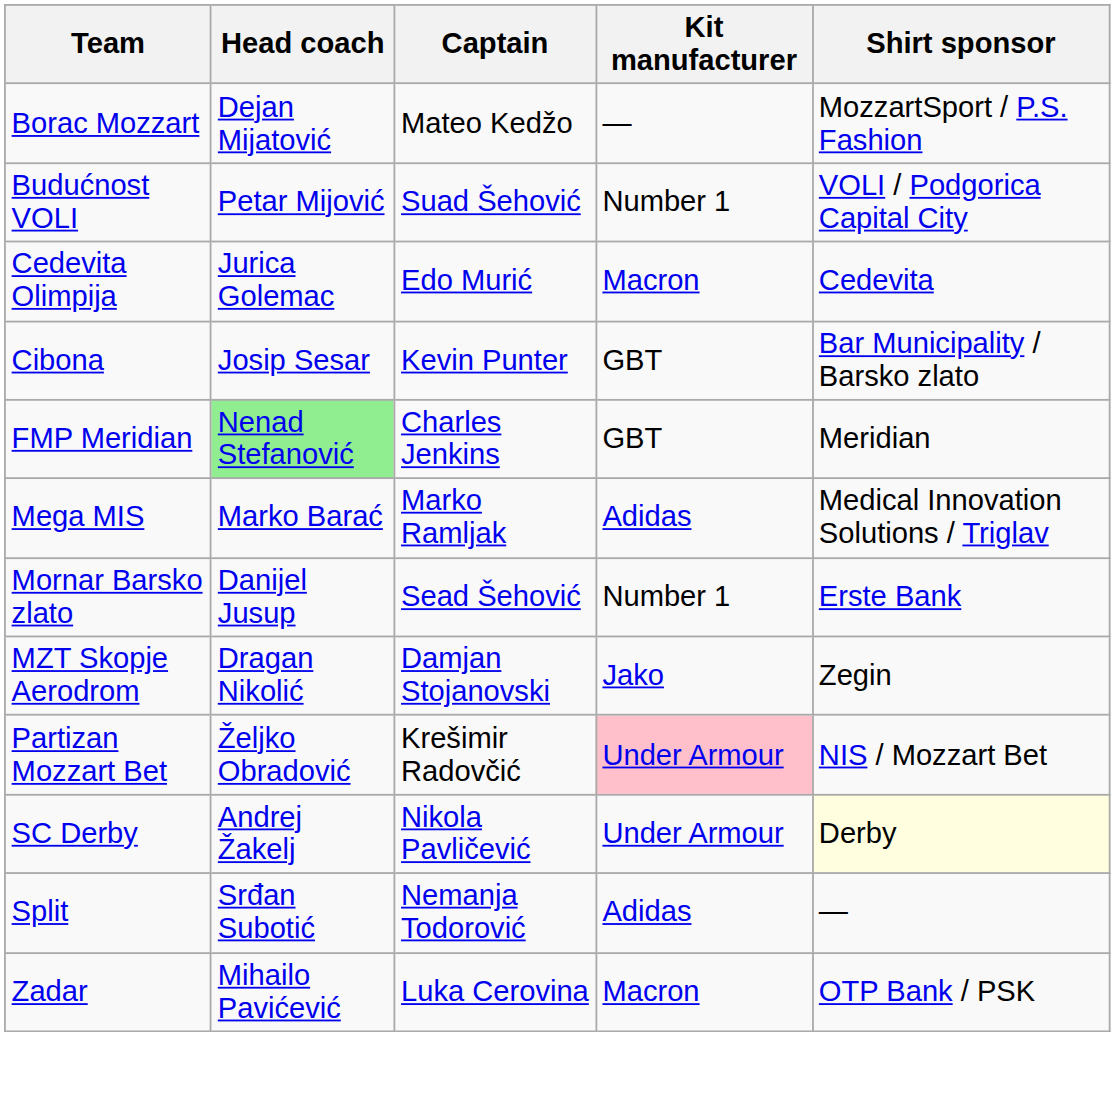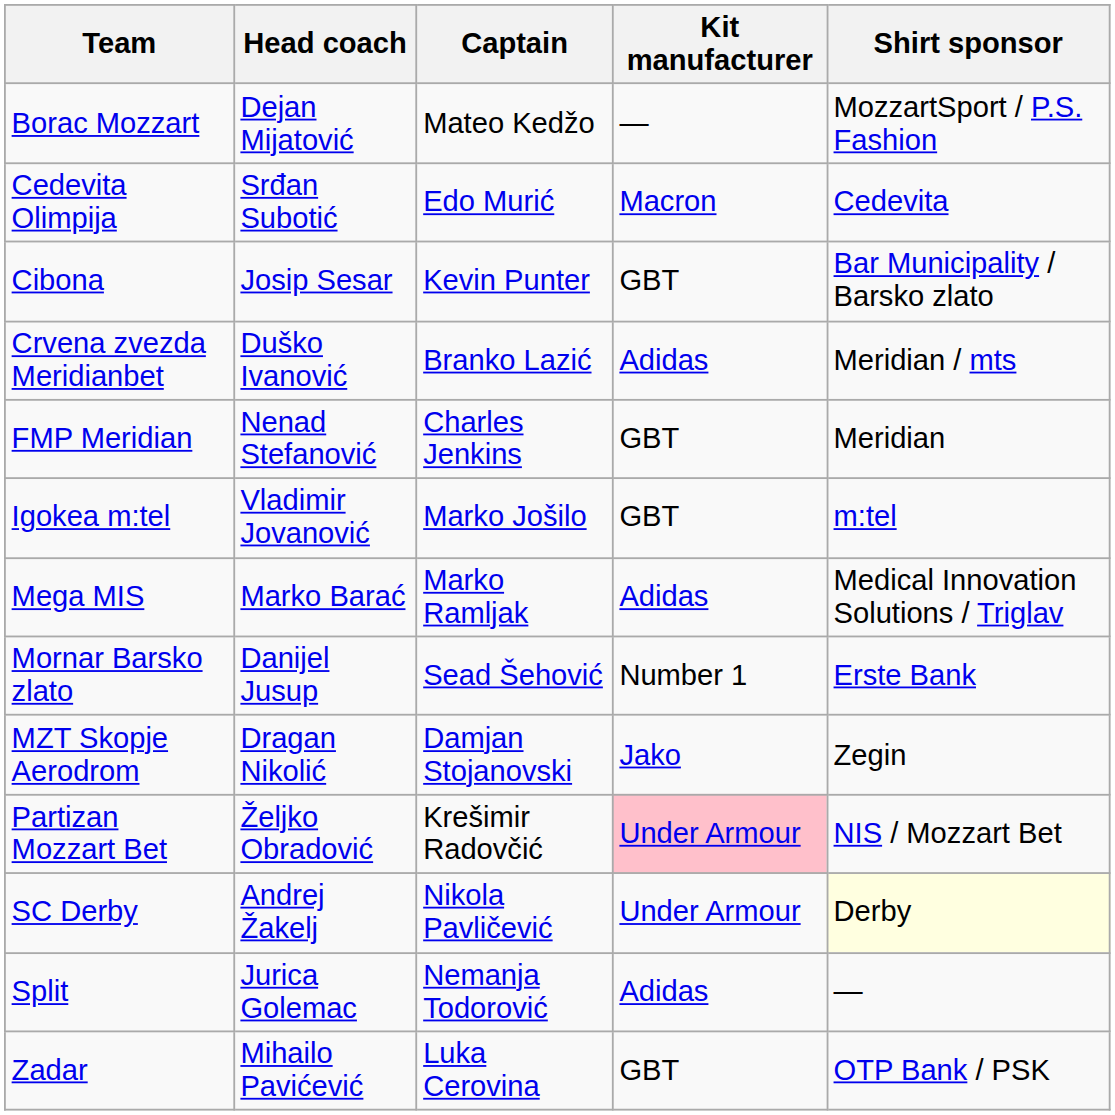- row: (80, 201)
(276, 280) Jurica Golemac -> (289, 201) Srđan Subotić
+ row: (109, 359)
(286, 438) lightgreen background -> (308, 438) no background
+ row: (91, 517)
(266, 912) Srđan Subotić -> (299, 991) Jurica Golemac
(651, 991) Macron -> (649, 1070) GBT
